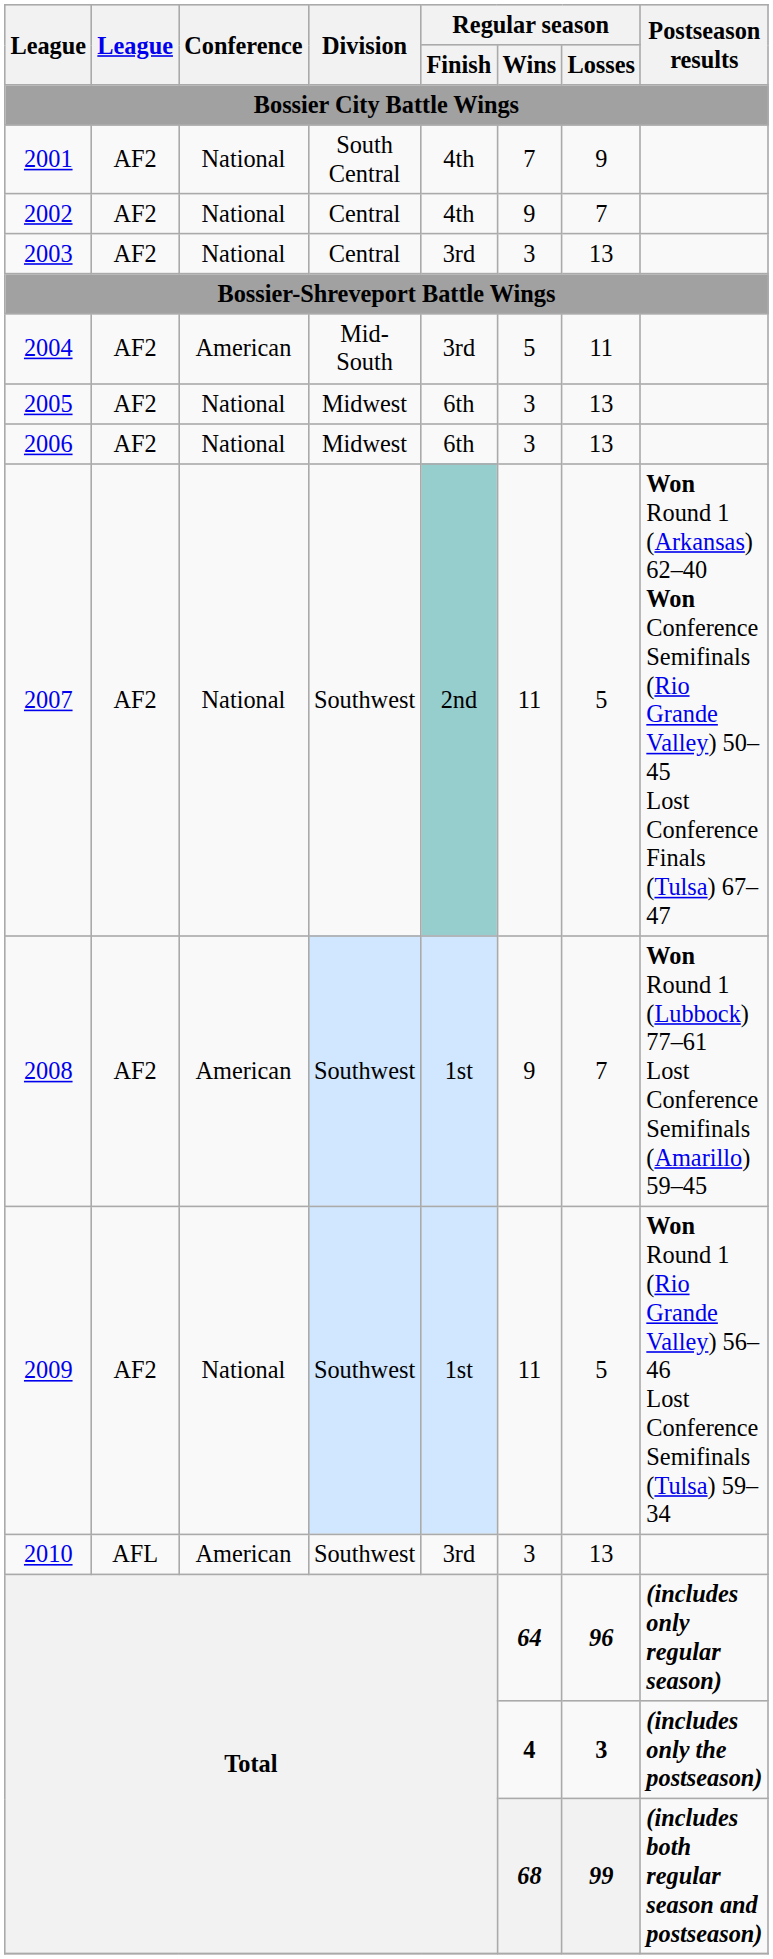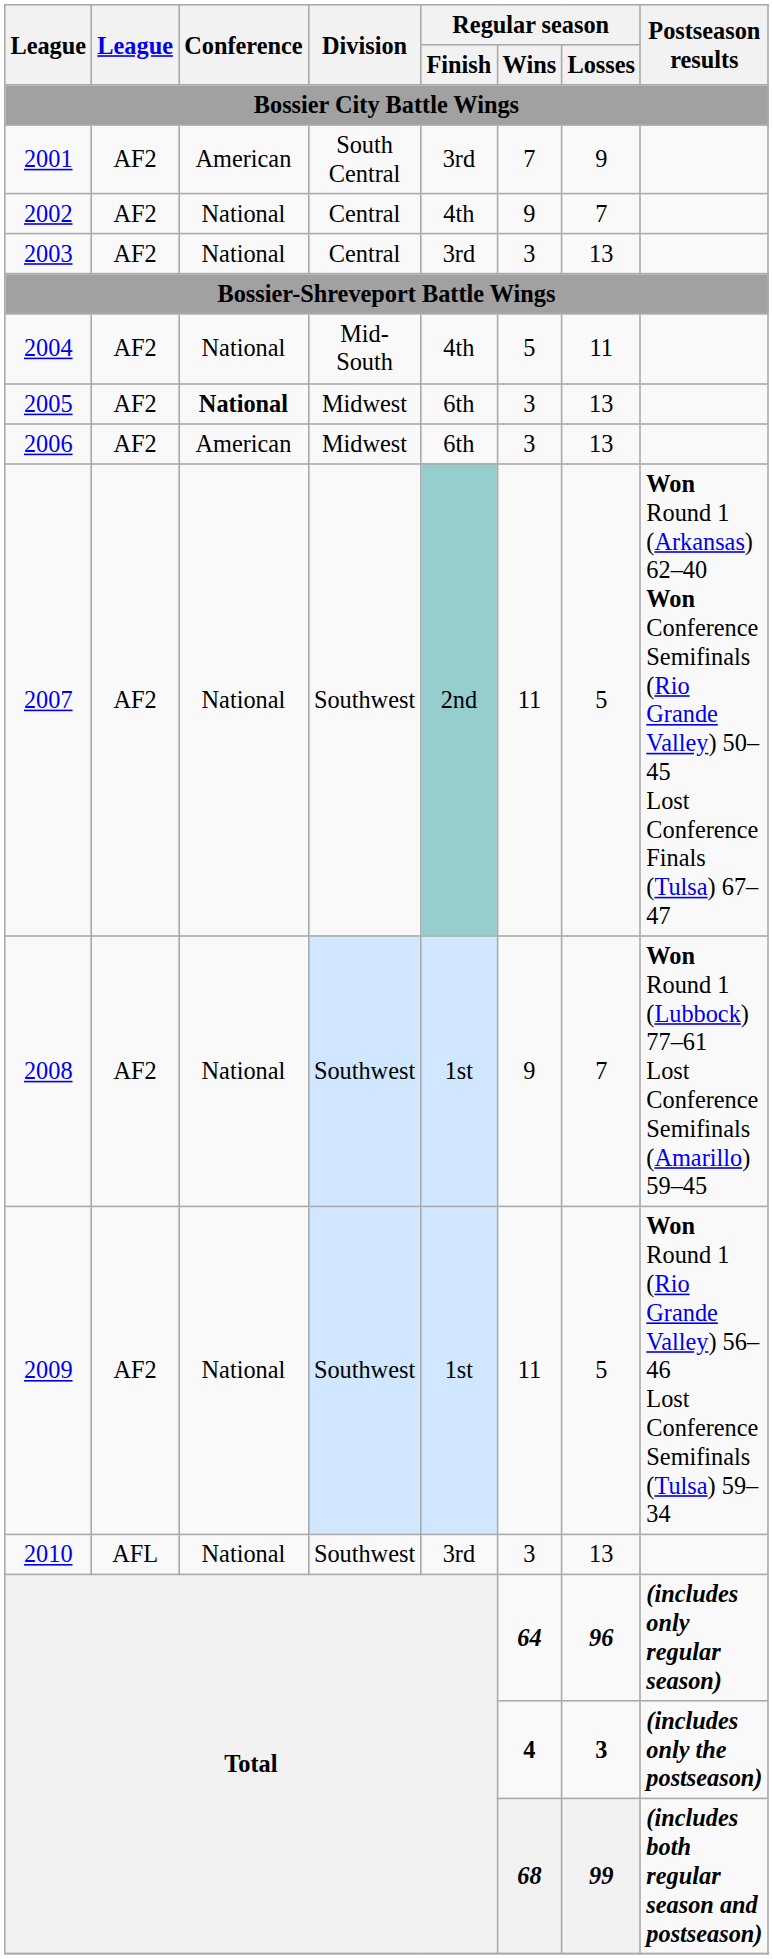(243, 159) National -> (243, 159) American
(459, 159) 4th -> (459, 159) 3rd
(243, 348) American -> (243, 348) National
(459, 348) 3rd -> (459, 348) 4th
(243, 403) normal -> (243, 403) bold
(243, 443) National -> (243, 443) American
(243, 1070) American -> (243, 1070) National
(243, 1554) American -> (243, 1554) National
